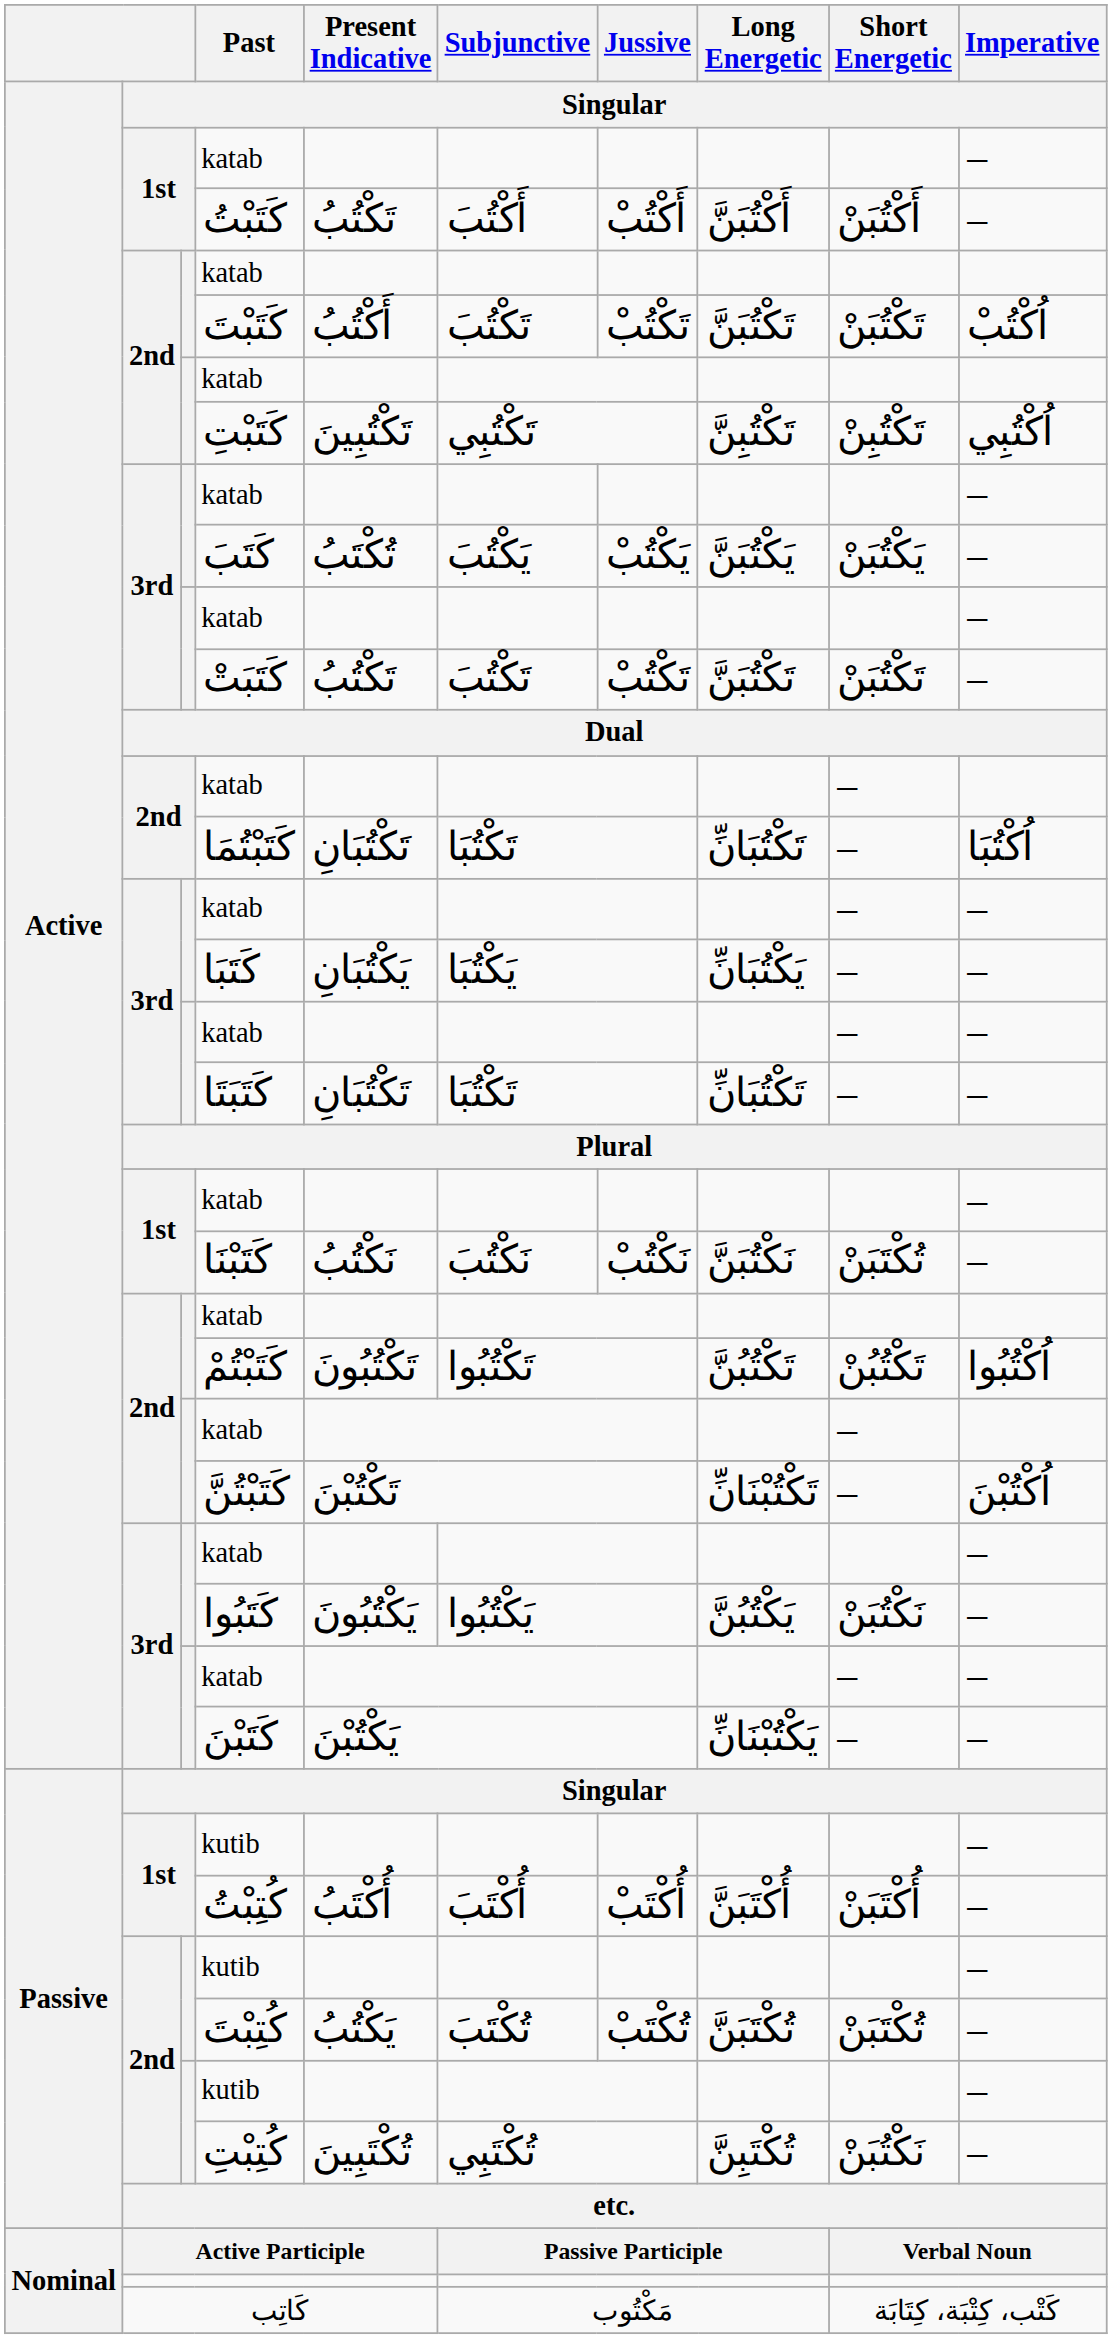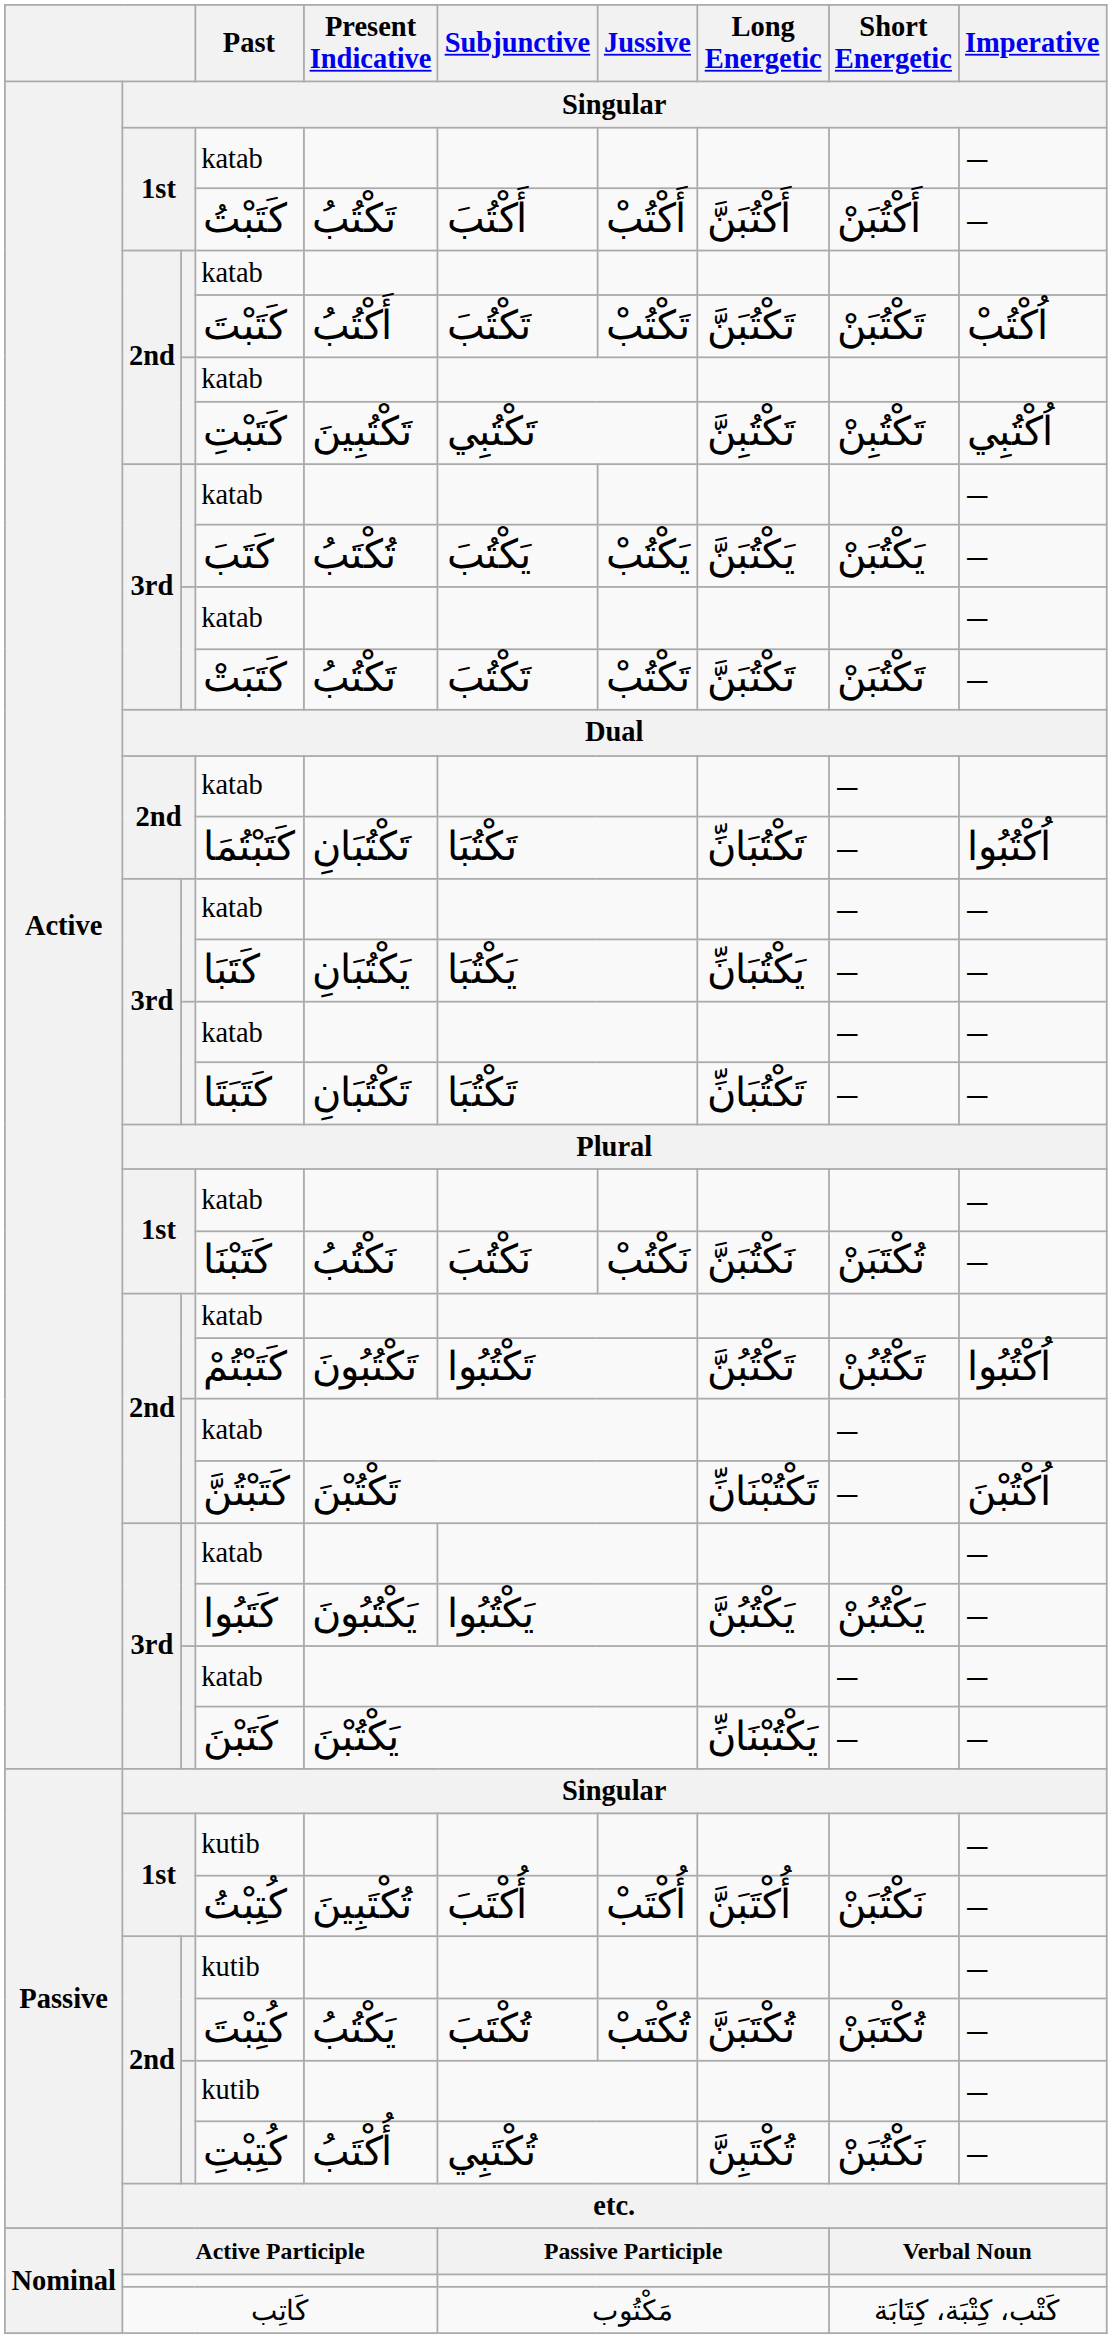(1000, 846) اُكْتُبَا -> (1009, 846) اُكْتُبُوا
(881, 1613) نَكْتُبَنْ -> (881, 1613) يَكْتُبُنْ
(352, 1905) أُكْتَبُ -> (362, 1905) تُكْتَبِينَ
(879, 1905) أُكْتَبَنْ -> (881, 1905) نَكْتُبَنْ
(362, 2151) تُكْتَبِينَ -> (352, 2151) أُكْتَبُ
